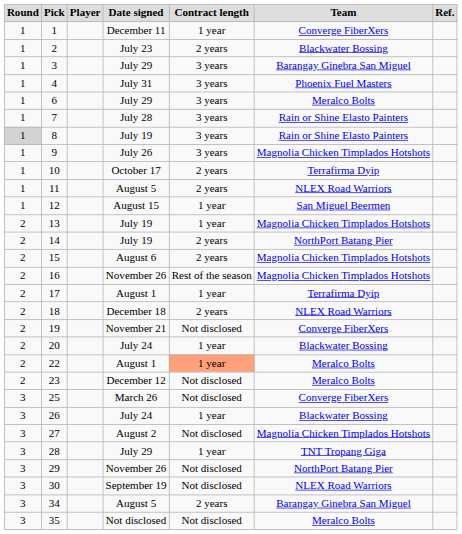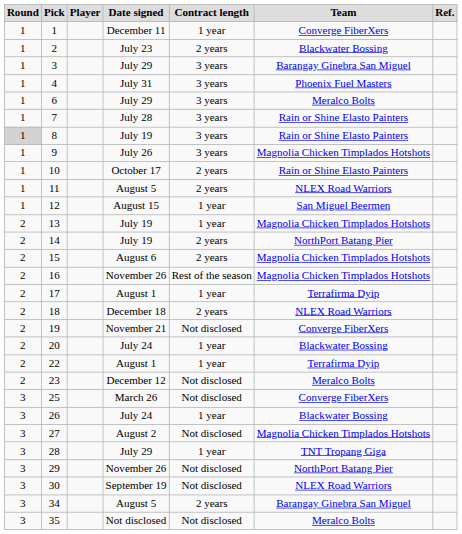(343, 170) Terrafirma Dyip -> (343, 170) Rain or Shine Elasto Painters
(212, 363) lightsalmon background -> (212, 363) no background
(343, 363) Meralco Bolts -> (343, 363) Terrafirma Dyip
